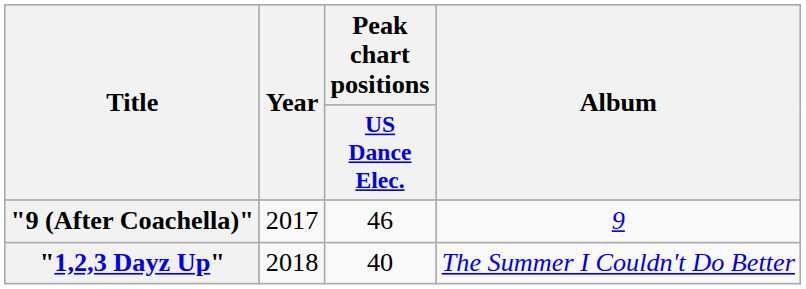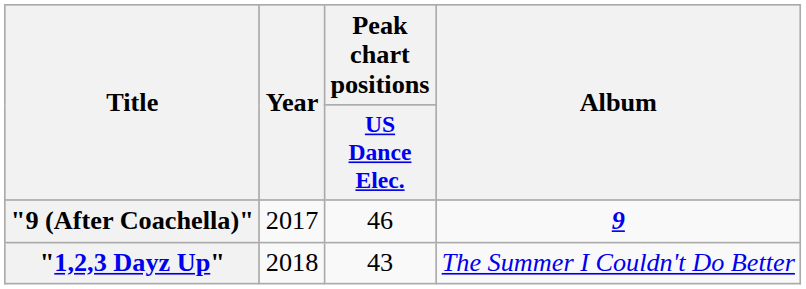(618, 220) normal -> (618, 220) bold
(380, 262) 40 -> (380, 262) 43
